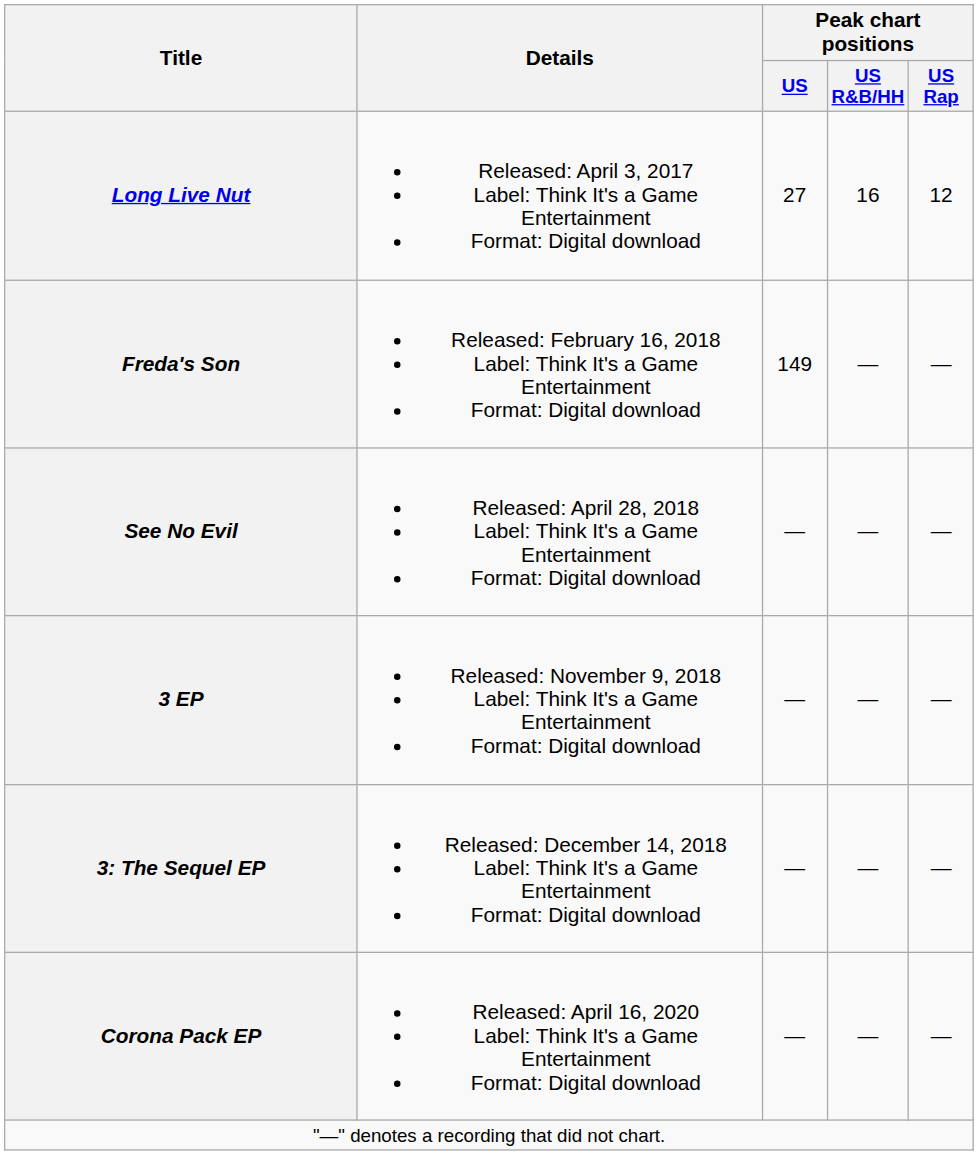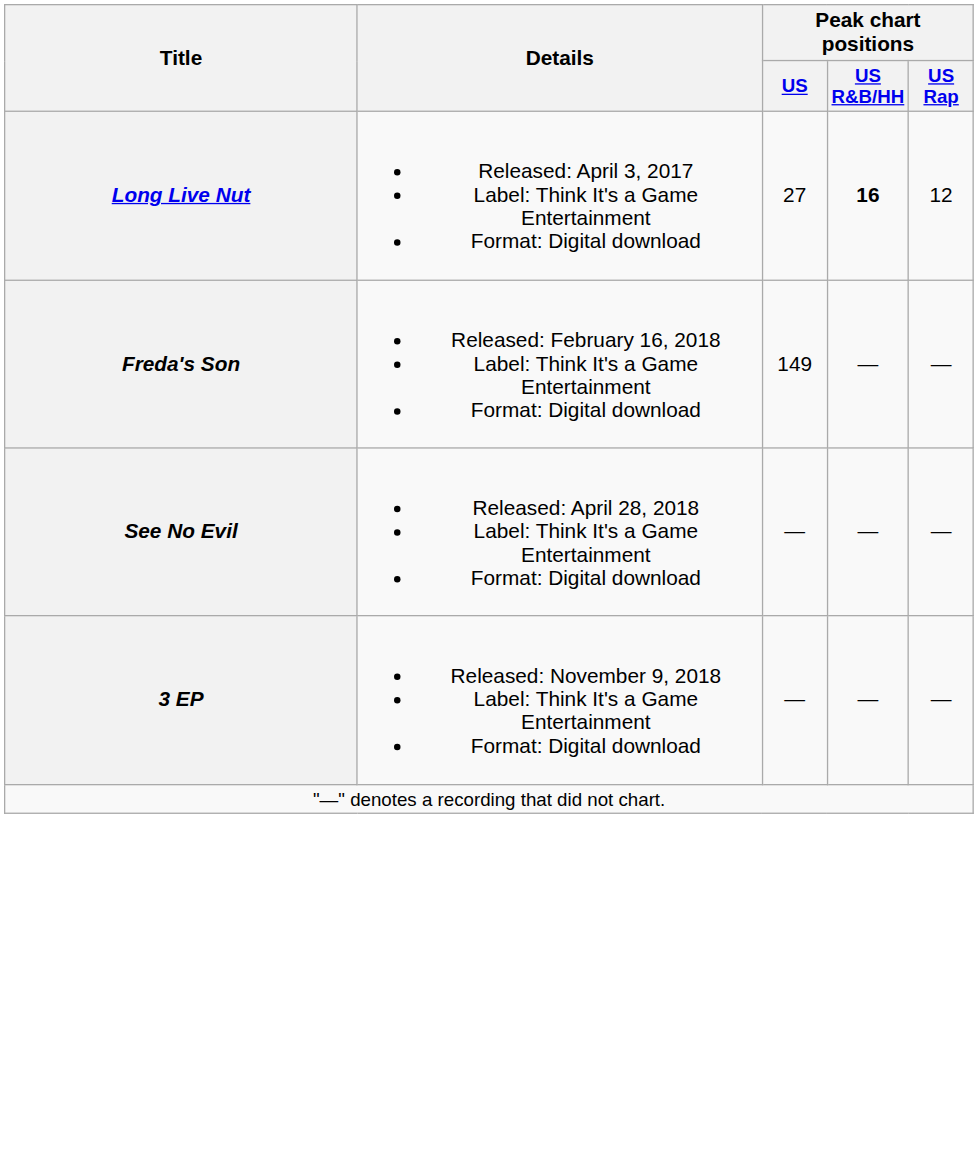(868, 195) normal -> (868, 195) bold
- row: (181, 868)
- row: (181, 1036)
